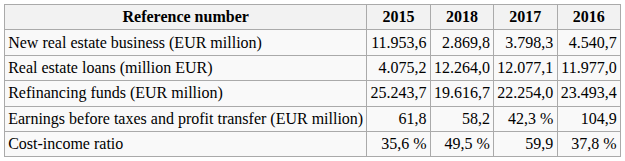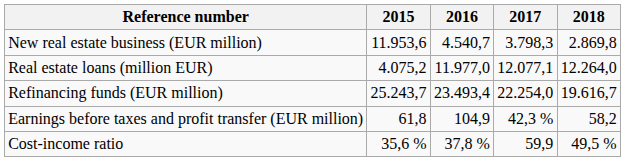columns swapped: (589, 17) <-> (462, 17)
